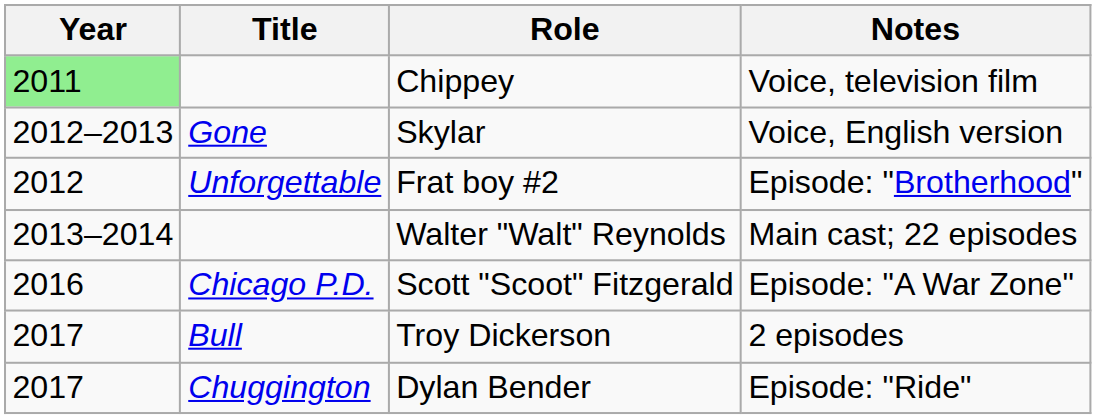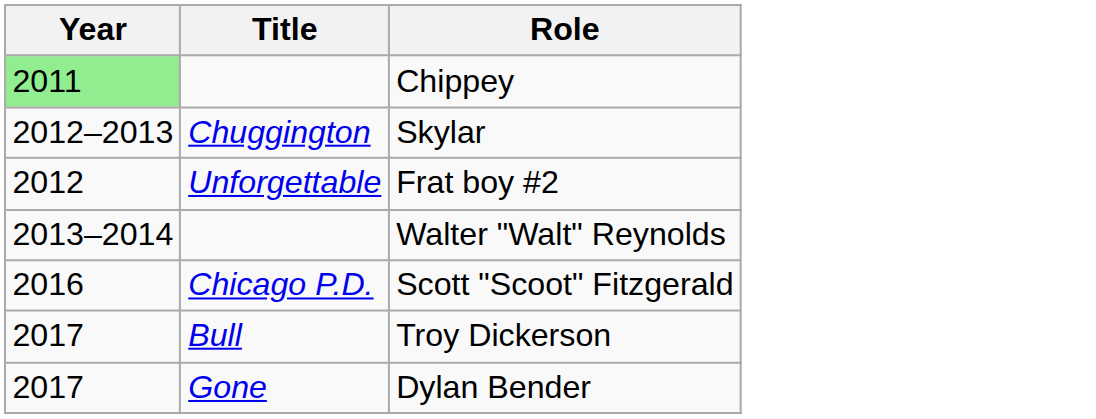- column: (915, 30)
(228, 132) Gone -> (279, 132) Chuggington
(279, 387) Chuggington -> (228, 387) Gone
